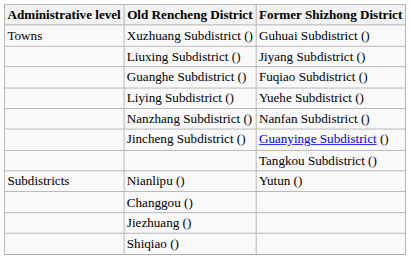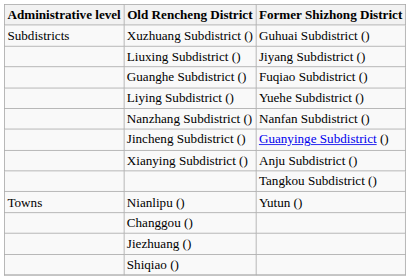(25, 35) Towns -> (38, 35) Subdistricts
+ row: (187, 160)
(38, 181) Subdistricts -> (25, 202) Towns
